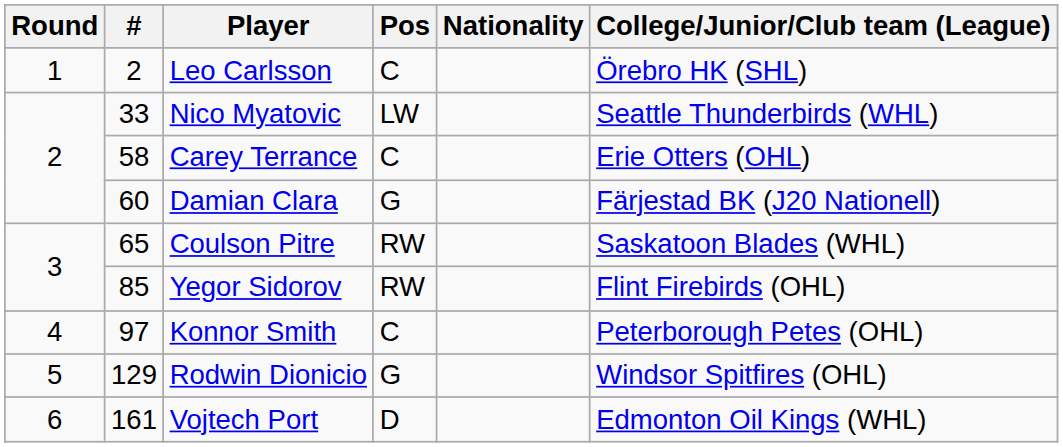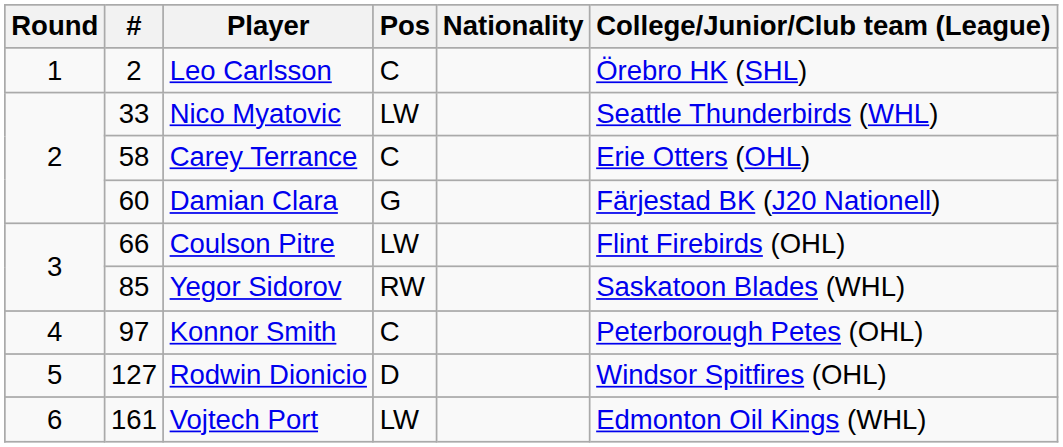(134, 244) 65 -> (134, 244) 66
(402, 244) RW -> (399, 244) LW
(751, 244) Saskatoon Blades (WHL) -> (721, 244) Flint Firebirds (OHL)
(721, 288) Flint Firebirds (OHL) -> (751, 288) Saskatoon Blades (WHL)
(134, 375) 129 -> (134, 375) 127
(390, 375) G -> (390, 375) D
(390, 419) D -> (399, 419) LW
